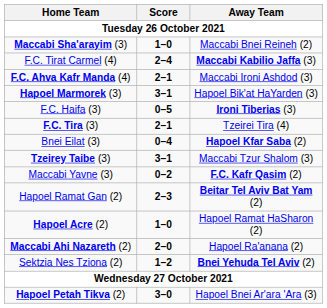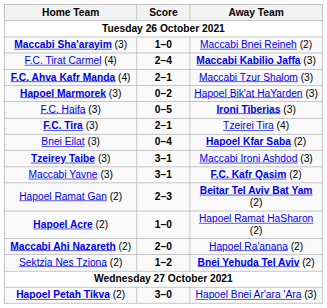(256, 77) Maccabi Ironi Ashdod (3) -> (256, 77) Maccabi Tzur Shalom (3)
(163, 93) 3–1 -> (163, 93) 0–2
(256, 158) Maccabi Tzur Shalom (3) -> (256, 158) Maccabi Ironi Ashdod (3)
(163, 175) 0–2 -> (163, 175) 3–1
